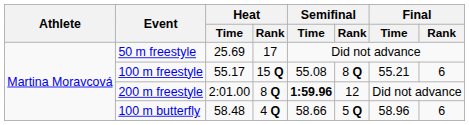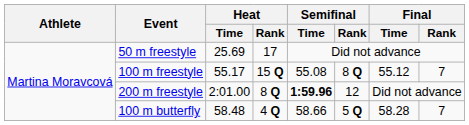(394, 72) 55.21 -> (394, 72) 55.12
(442, 72) 6 -> (442, 72) 7
(394, 111) 58.96 -> (394, 111) 58.28
(442, 111) 6 -> (442, 111) 7
